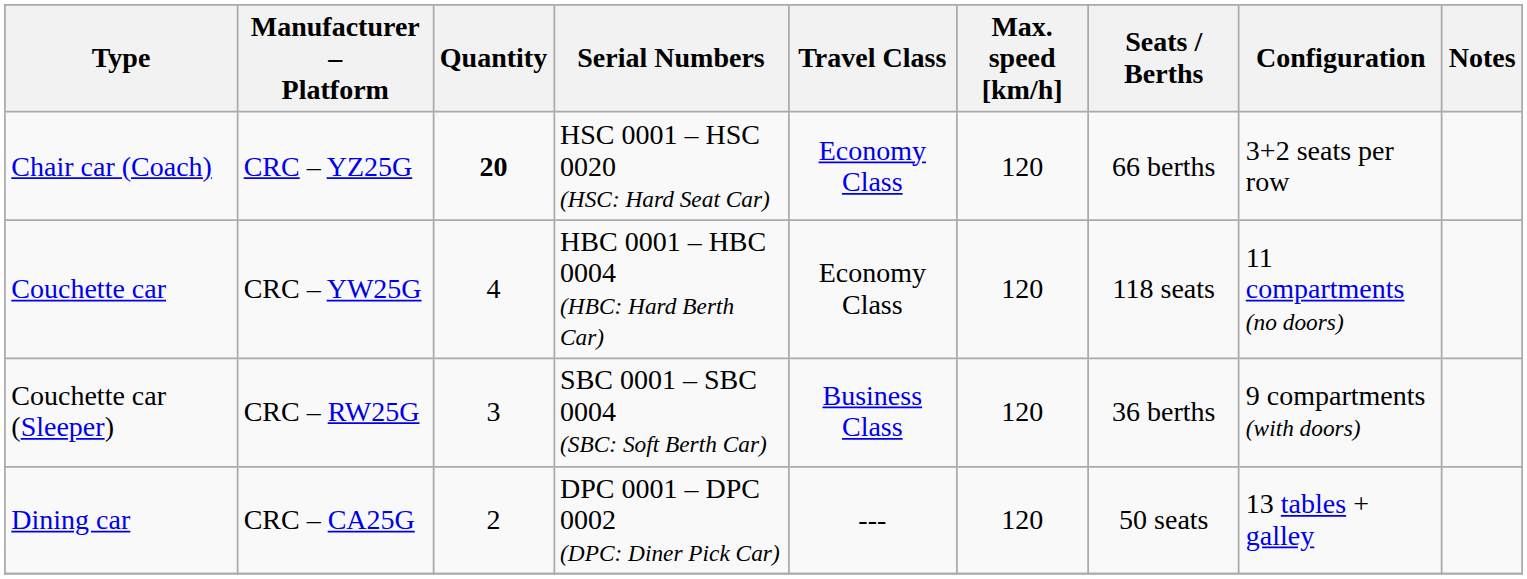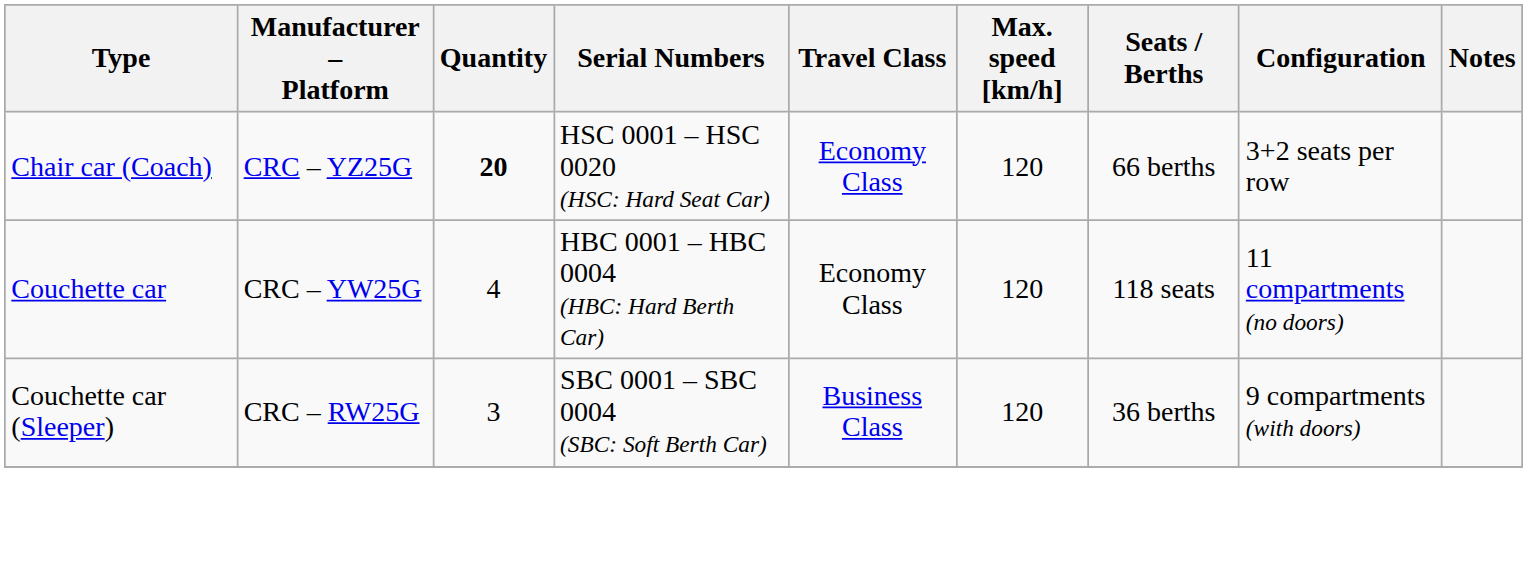- row: (71, 519)
